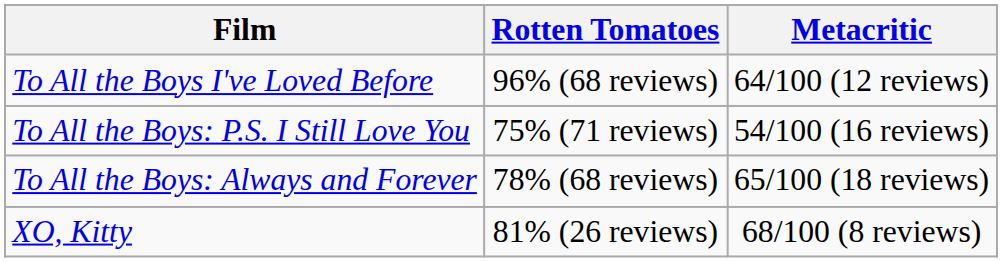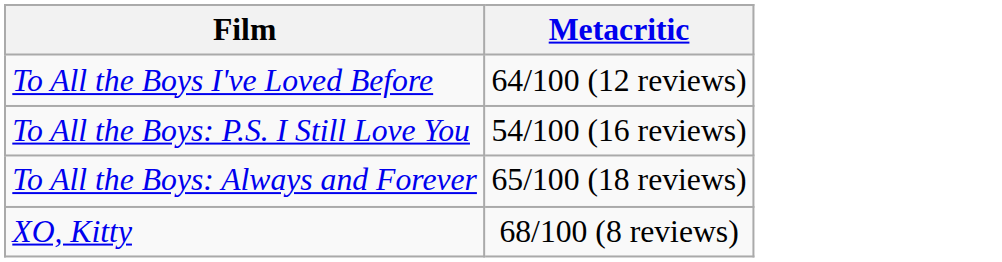- column: (605, 29)
